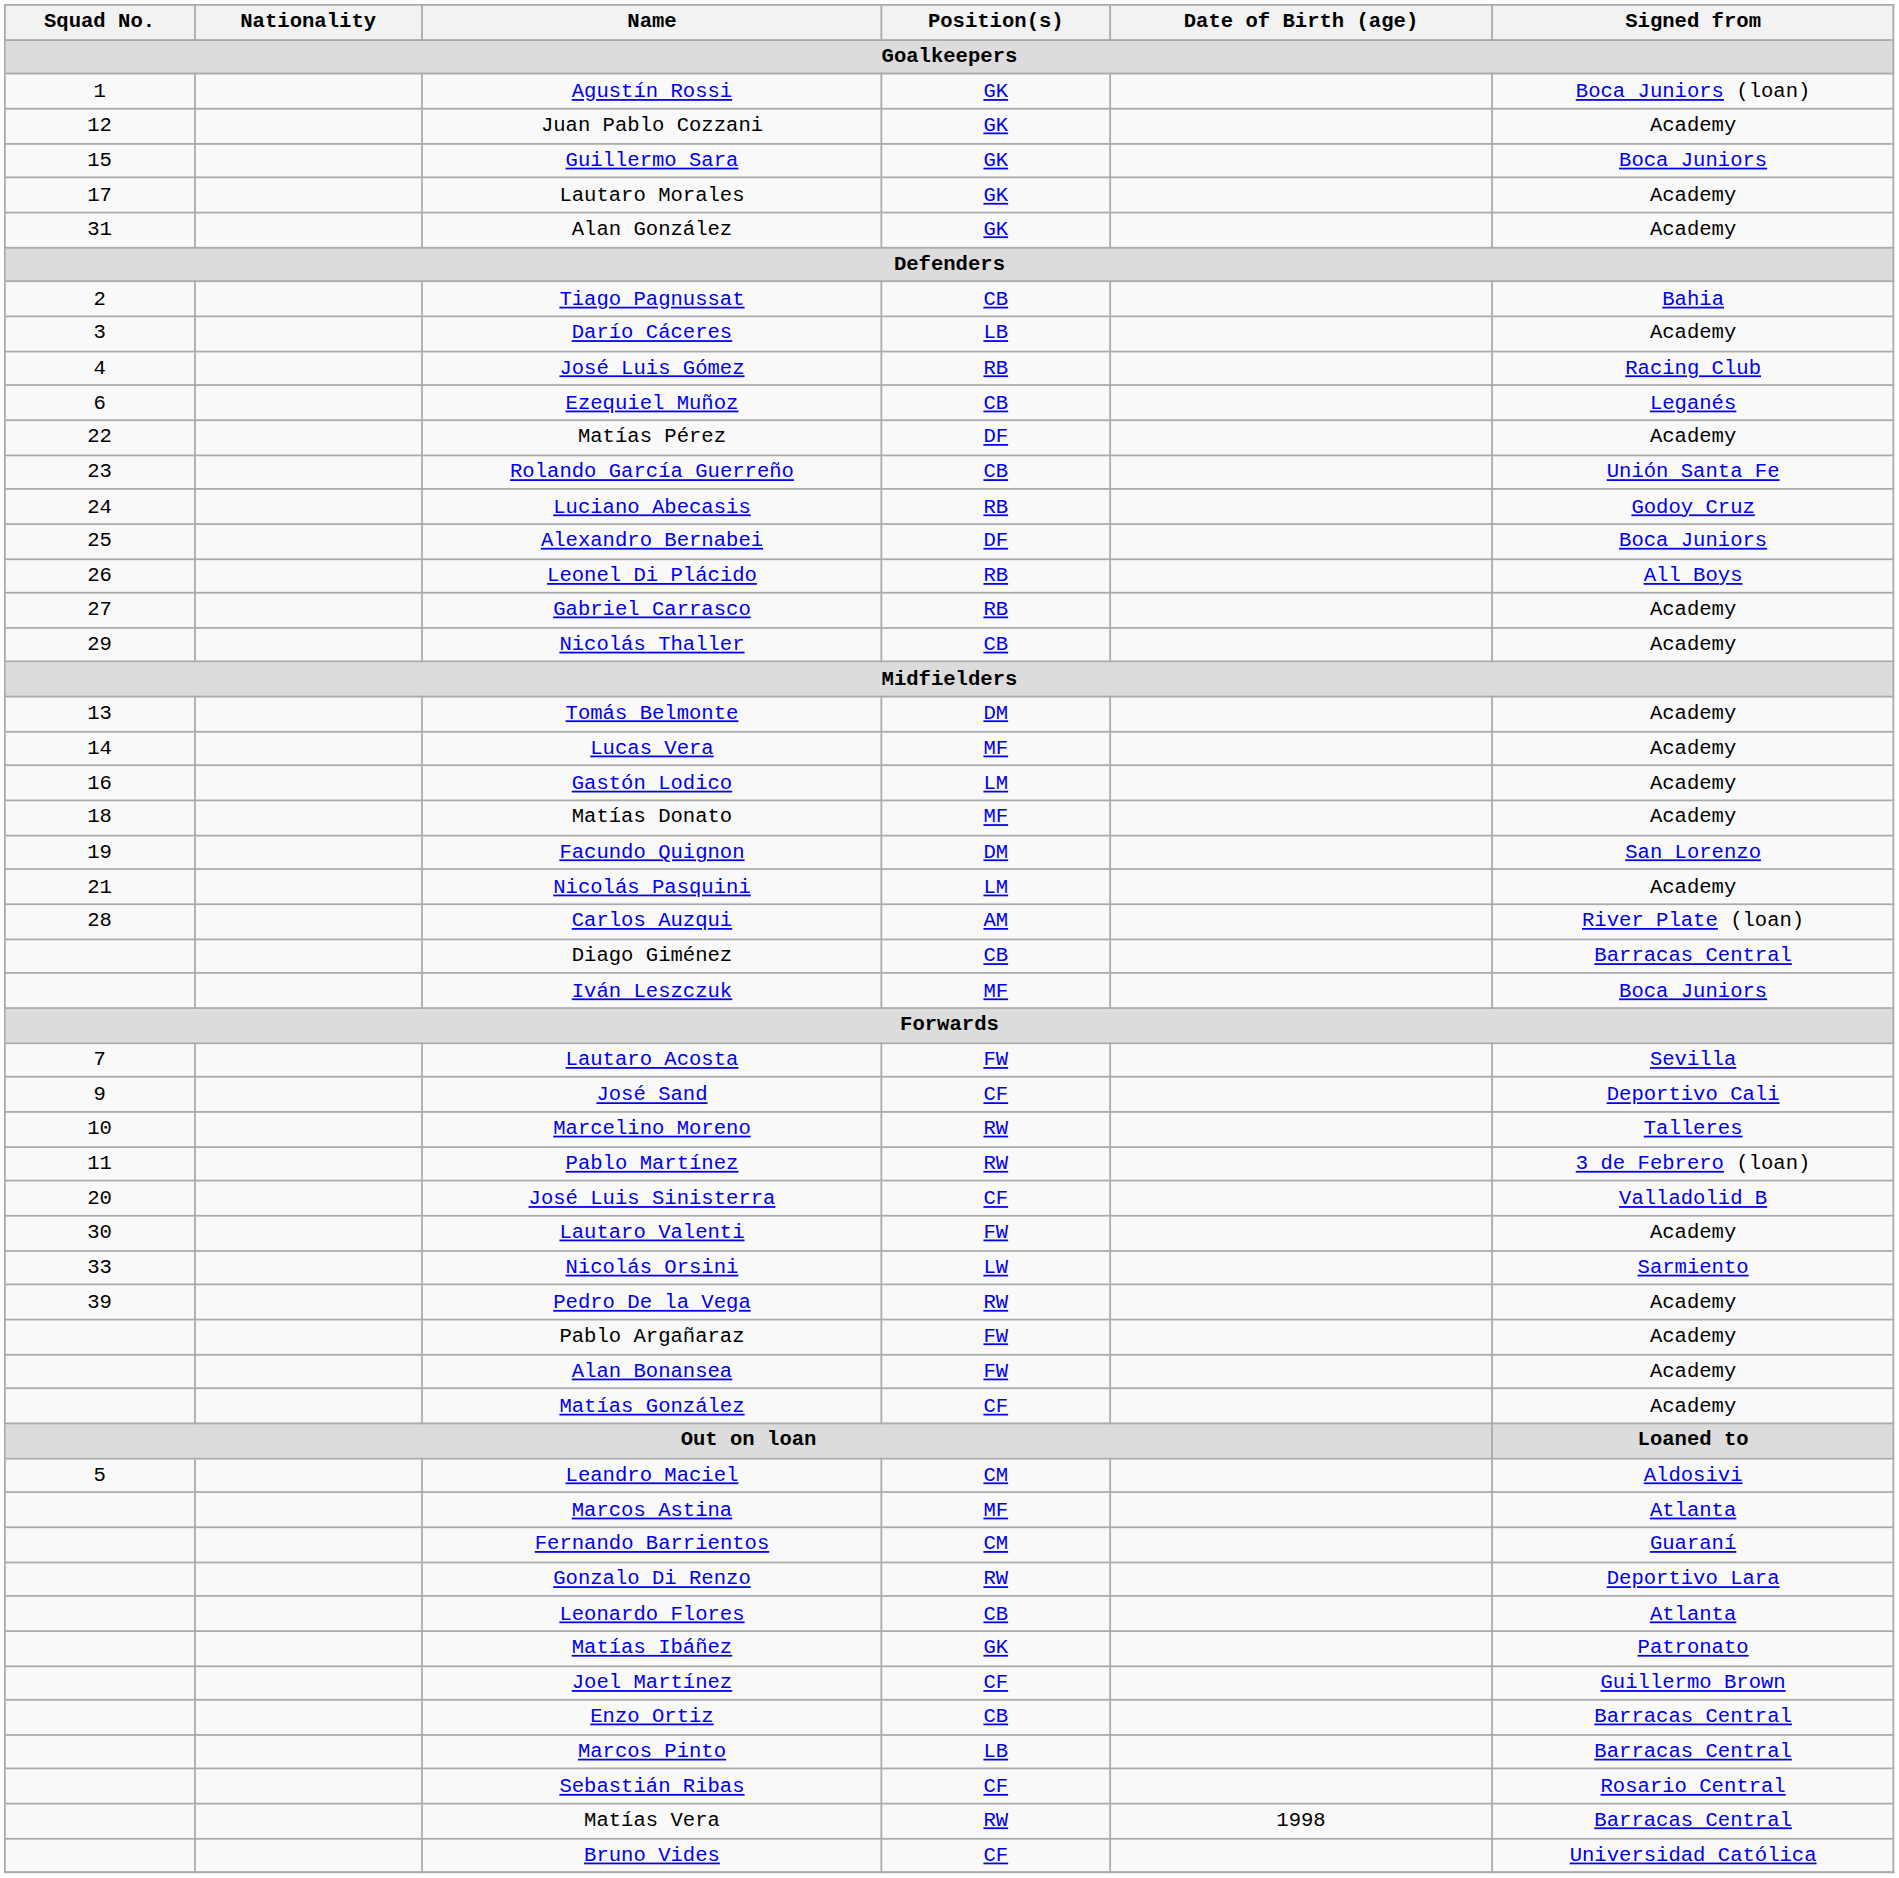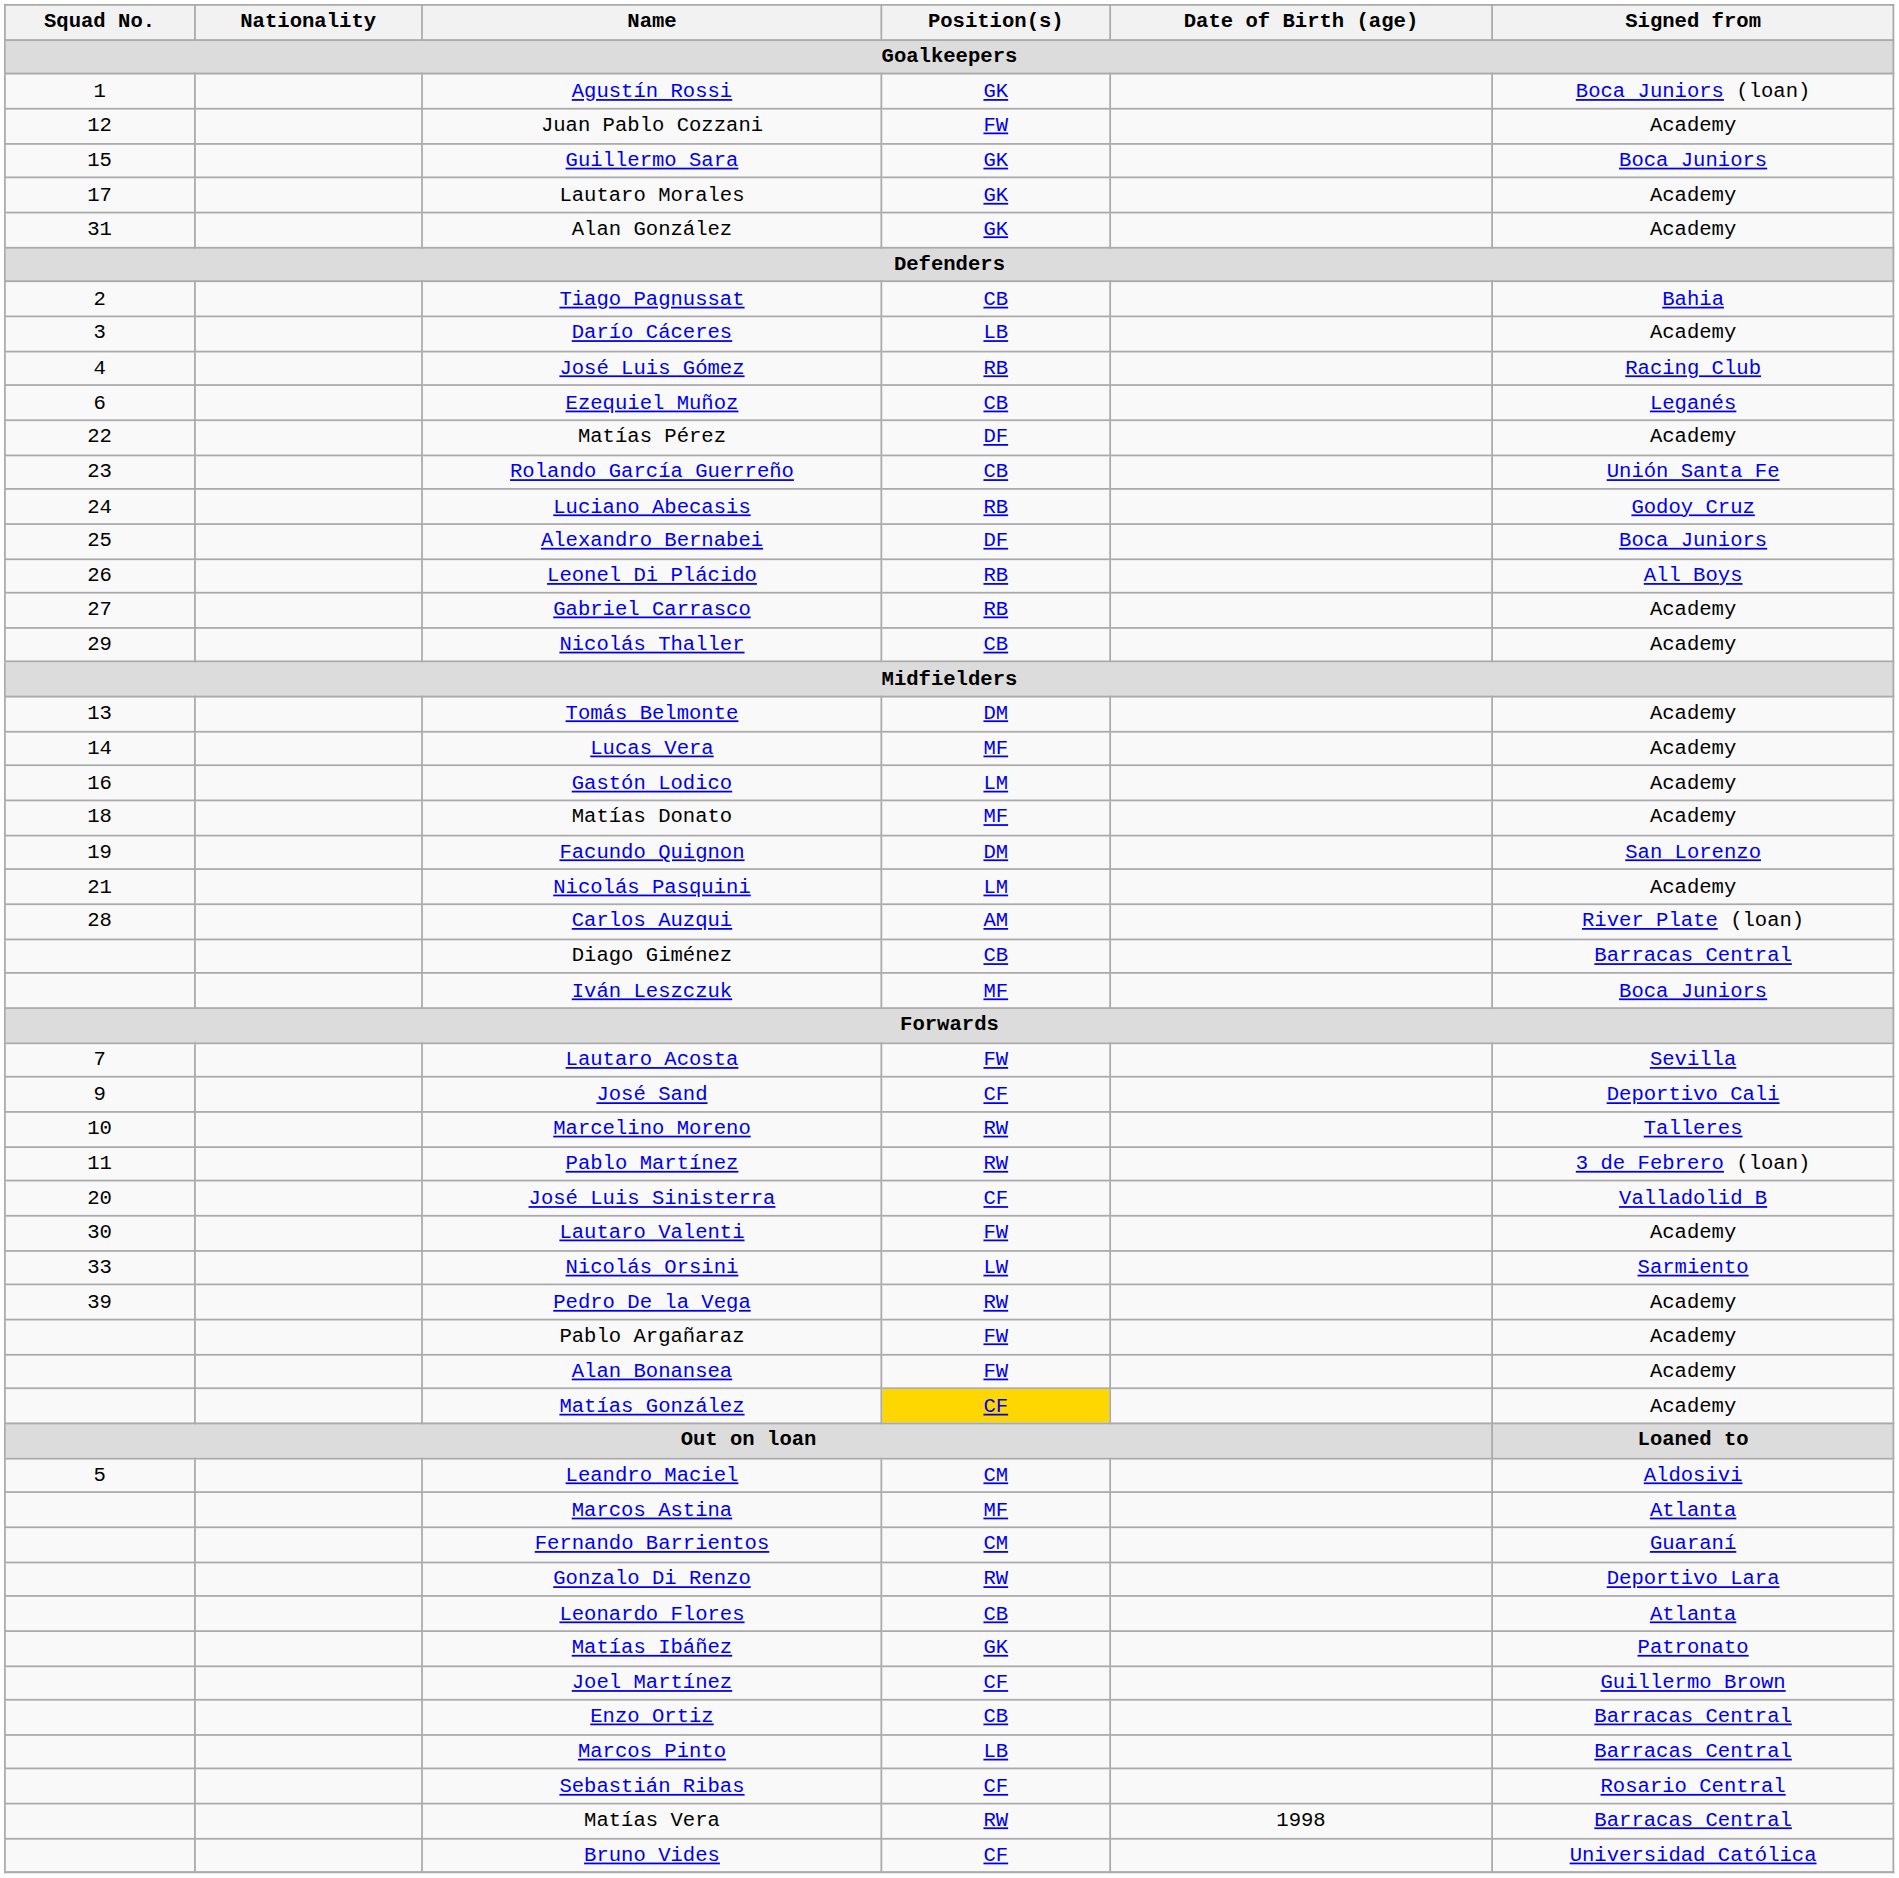(996, 126) GK -> (996, 126) FW
(996, 1406) no background -> (996, 1406) gold background
